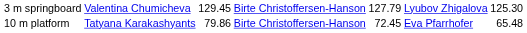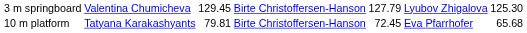(218, 23) 79.86 -> (218, 23) 79.81
(510, 23) 65.48 -> (510, 23) 65.68
